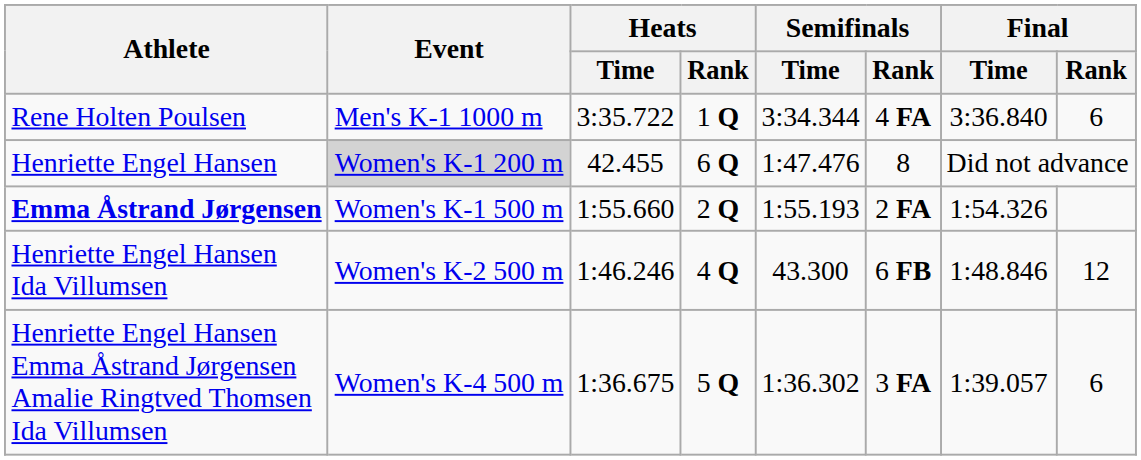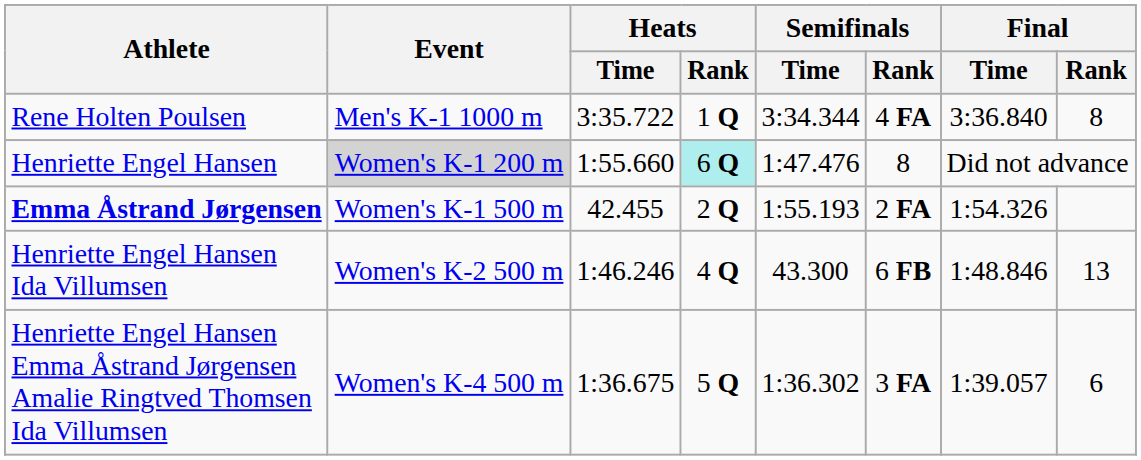(1096, 117) 6 -> (1096, 117) 8
(625, 162) 42.455 -> (625, 162) 1:55.660
(718, 162) no background -> (718, 162) paleturquoise background
(625, 208) 1:55.660 -> (625, 208) 42.455
(1096, 270) 12 -> (1096, 270) 13
